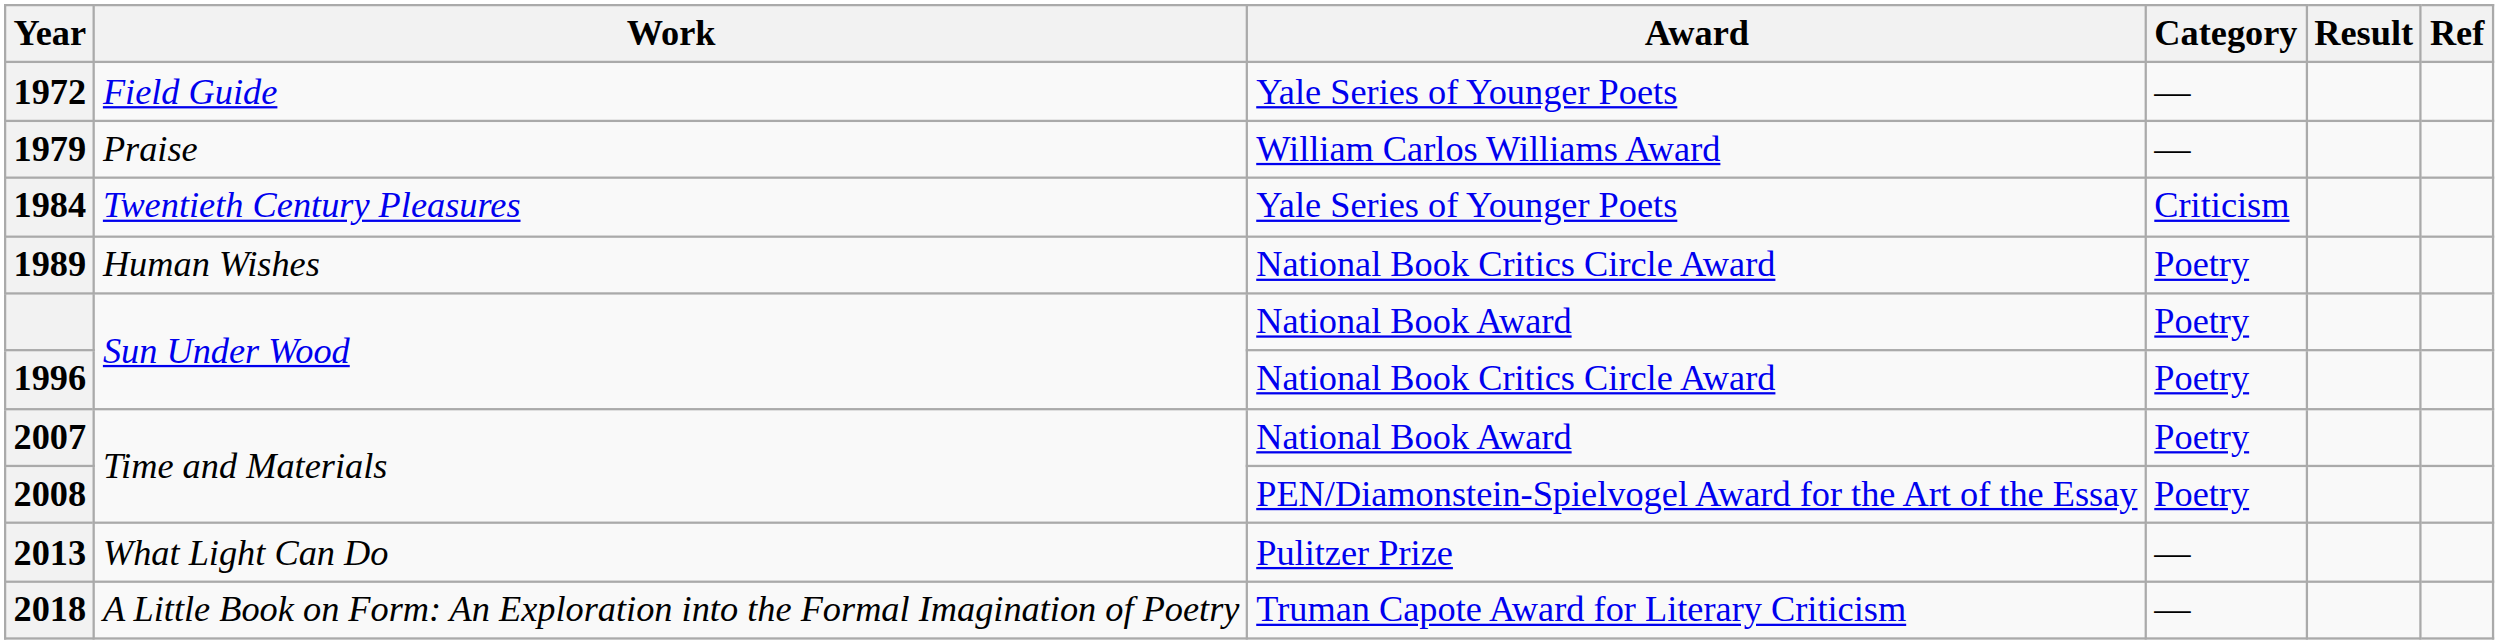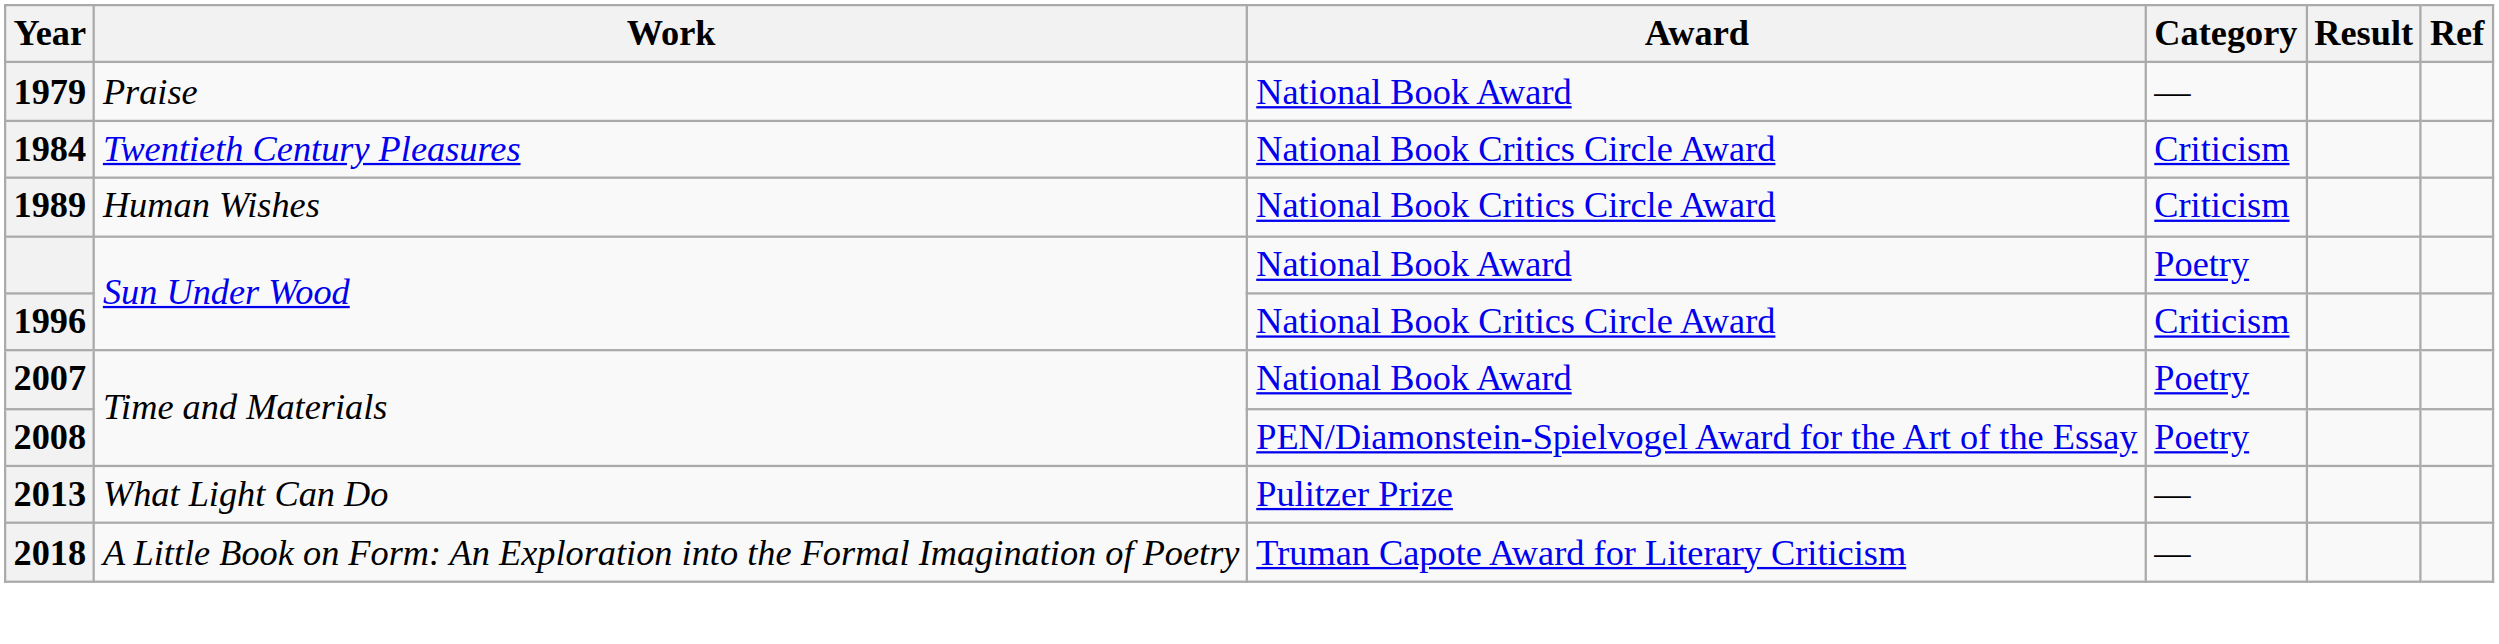- row: (50, 90)
(1488, 148) William Carlos Williams Award -> (1414, 90) National Book Award
(1467, 206) Yale Series of Younger Poets -> (1516, 148) National Book Critics Circle Award
(2202, 263) Poetry -> (2222, 206) Criticism
(2202, 378) Poetry -> (2222, 321) Criticism
